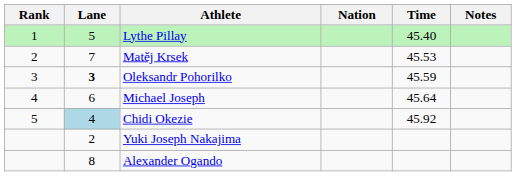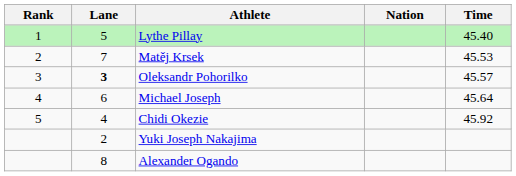- column: (481, 14)
(421, 77) 45.59 -> (478, 77) 45.57
(92, 118) lightblue background -> (104, 118) no background
